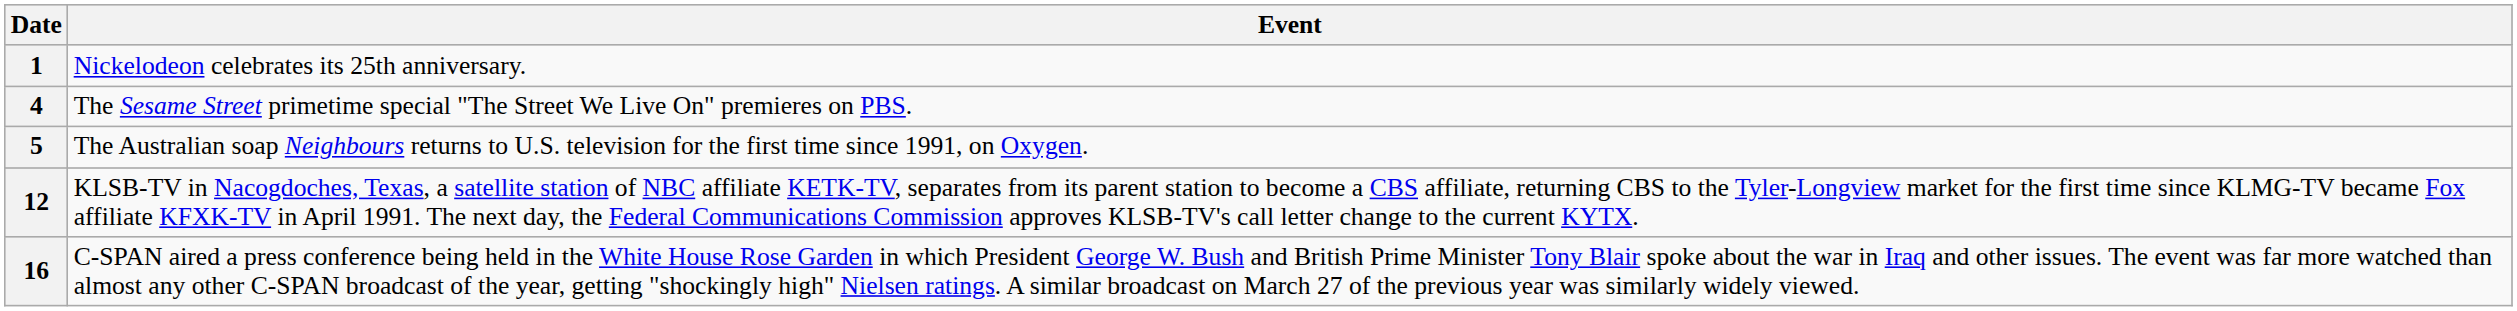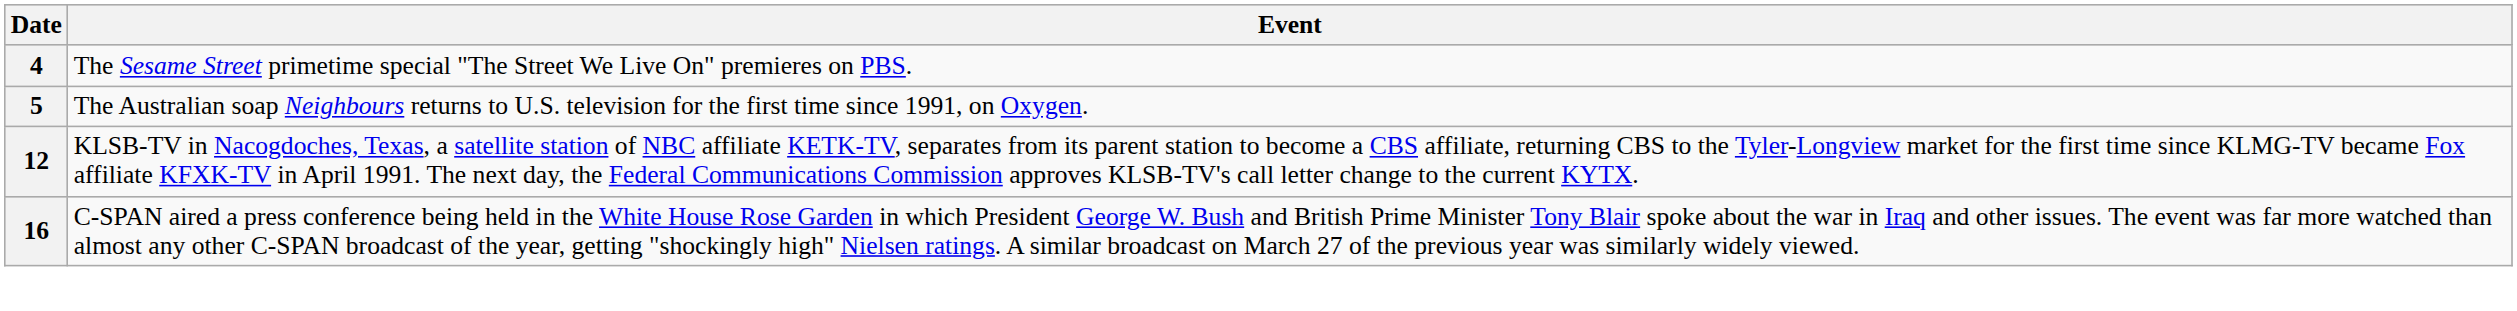- row: (36, 65)
